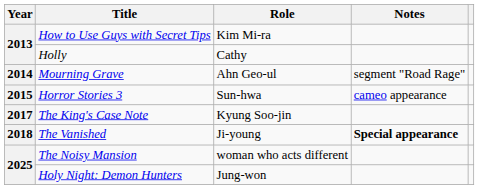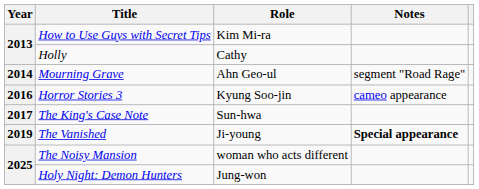(20, 94) 2015 -> (20, 94) 2016
(239, 94) Sun-hwa -> (254, 94) Kyung Soo-jin
(254, 114) Kyung Soo-jin -> (239, 114) Sun-hwa
(20, 134) 2018 -> (20, 134) 2019
